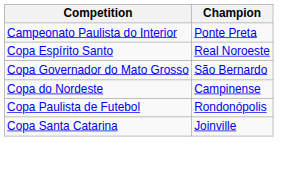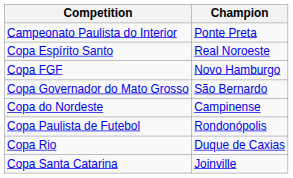+ row: (35, 70)
+ row: (32, 145)
